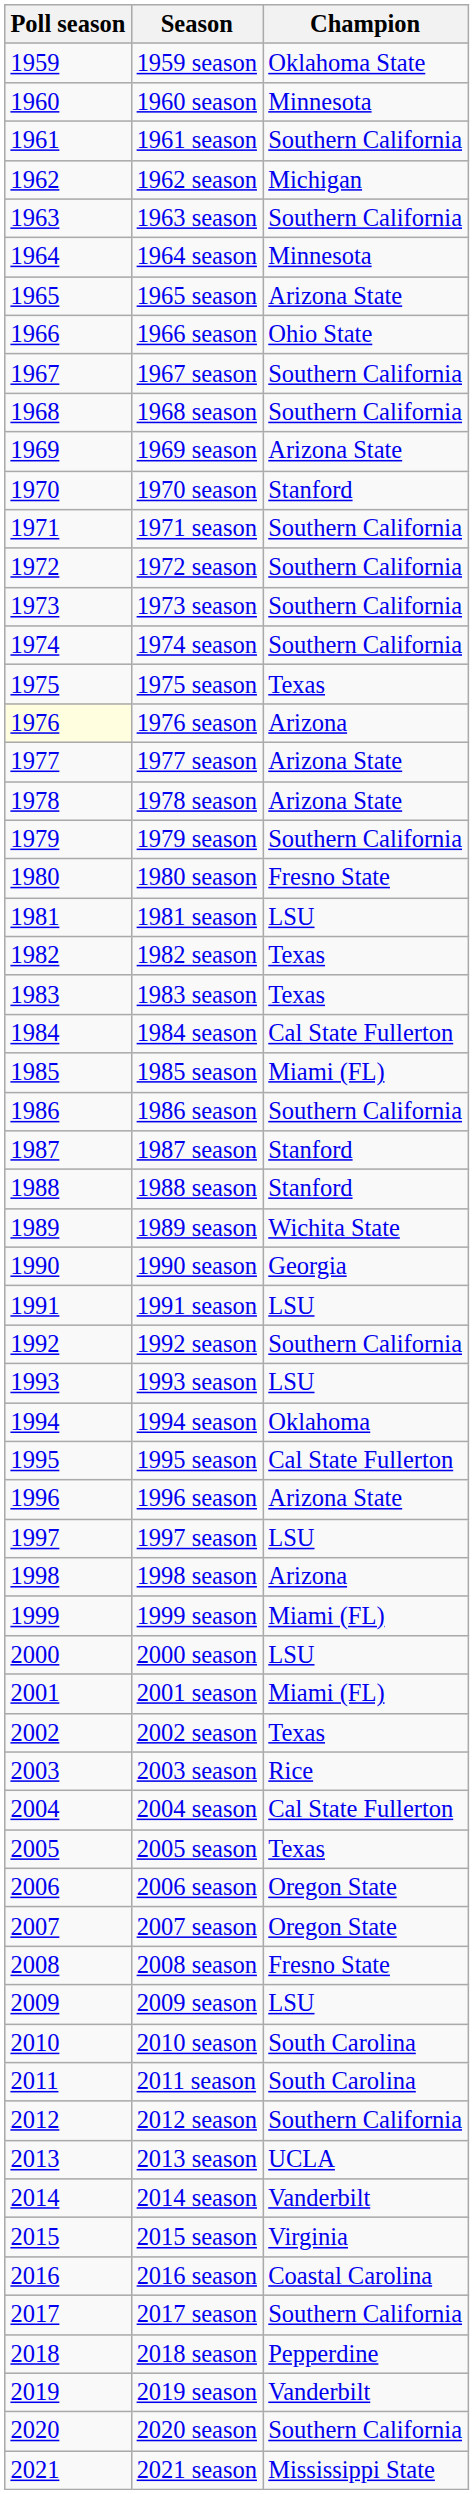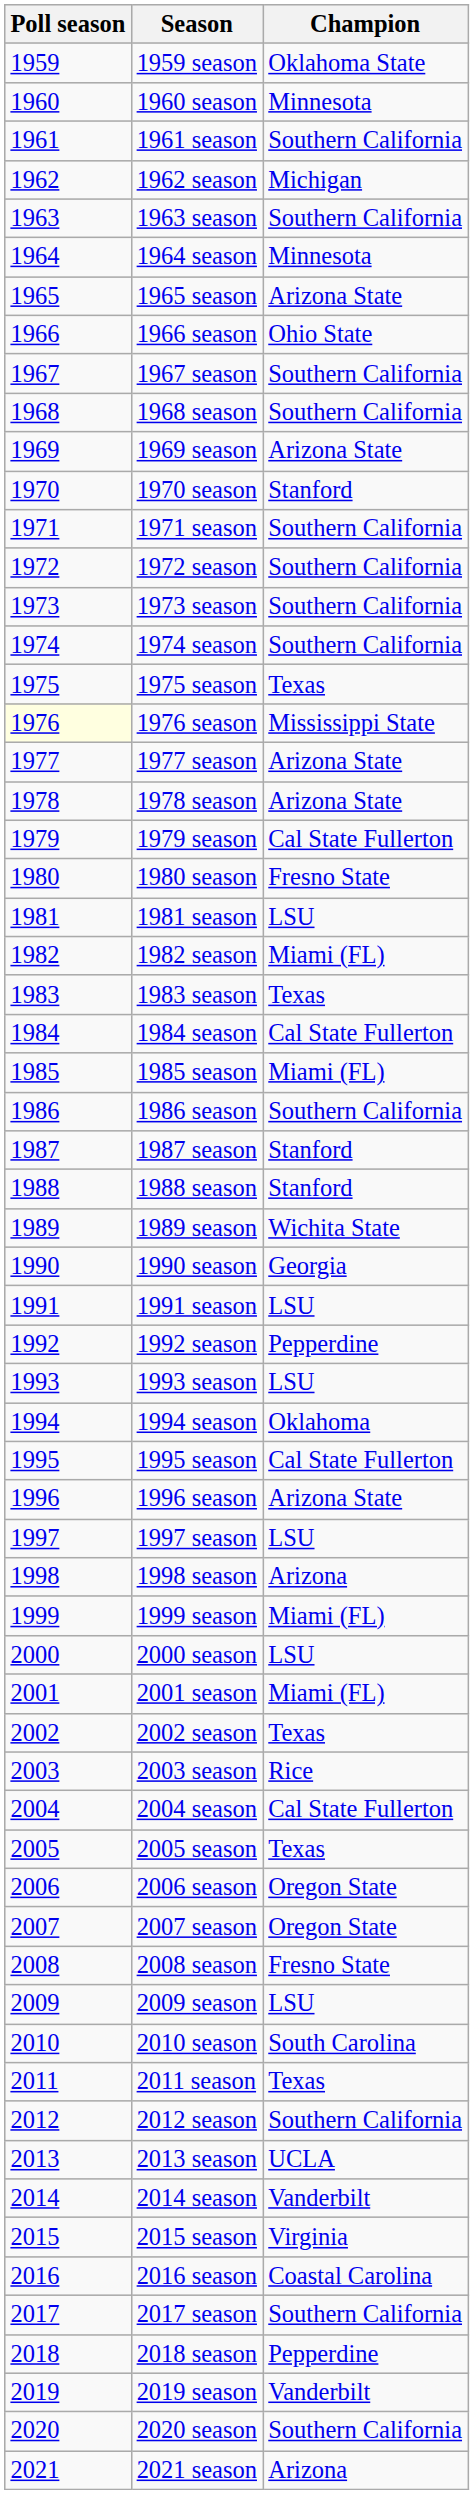(308, 722) Arizona -> (352, 722) Mississippi State
(365, 839) Southern California -> (361, 839) Cal State Fullerton
(297, 955) Texas -> (326, 955) Miami (FL)
(365, 1343) Southern California -> (323, 1343) Pepperdine
(342, 2081) South Carolina -> (297, 2081) Texas
(352, 2469) Mississippi State -> (308, 2469) Arizona
